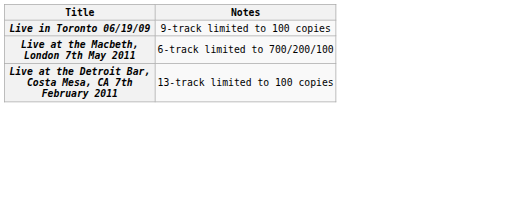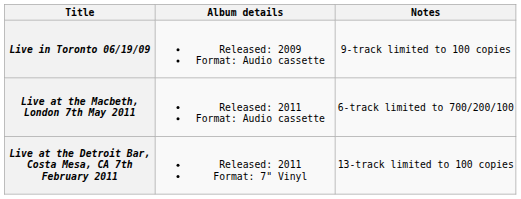+ column: (245, 12)
